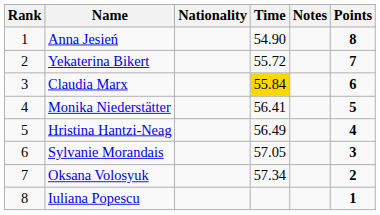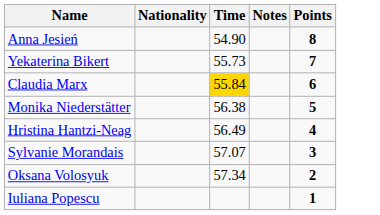- column: (25, 15)
(270, 61) 55.72 -> (230, 61) 55.73
(270, 107) 56.41 -> (230, 107) 56.38
(270, 152) 57.05 -> (230, 152) 57.07
